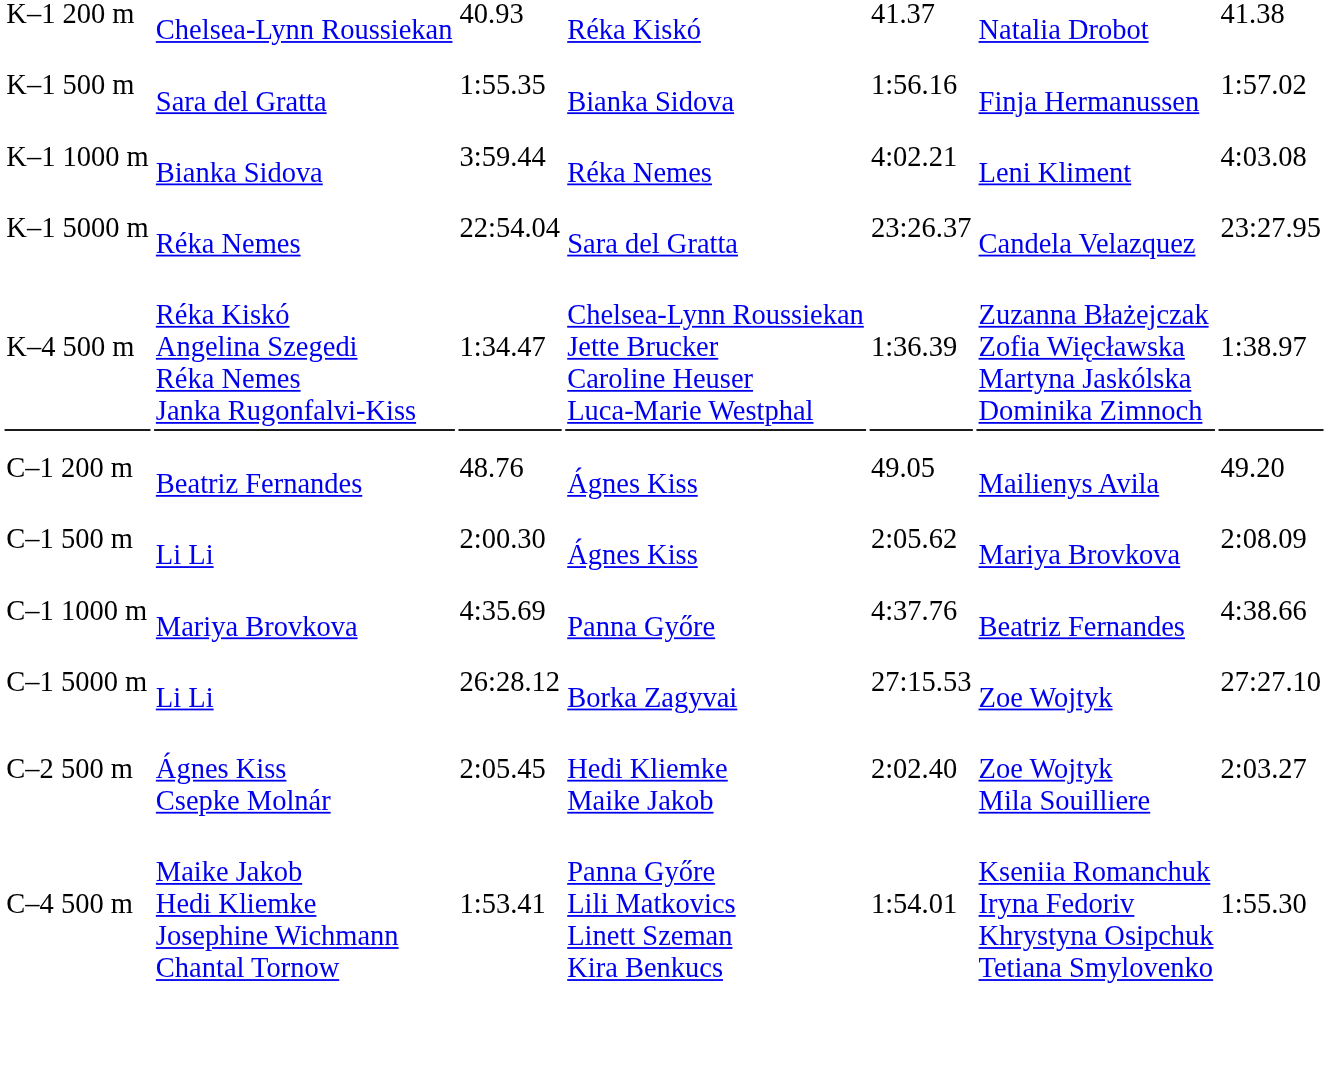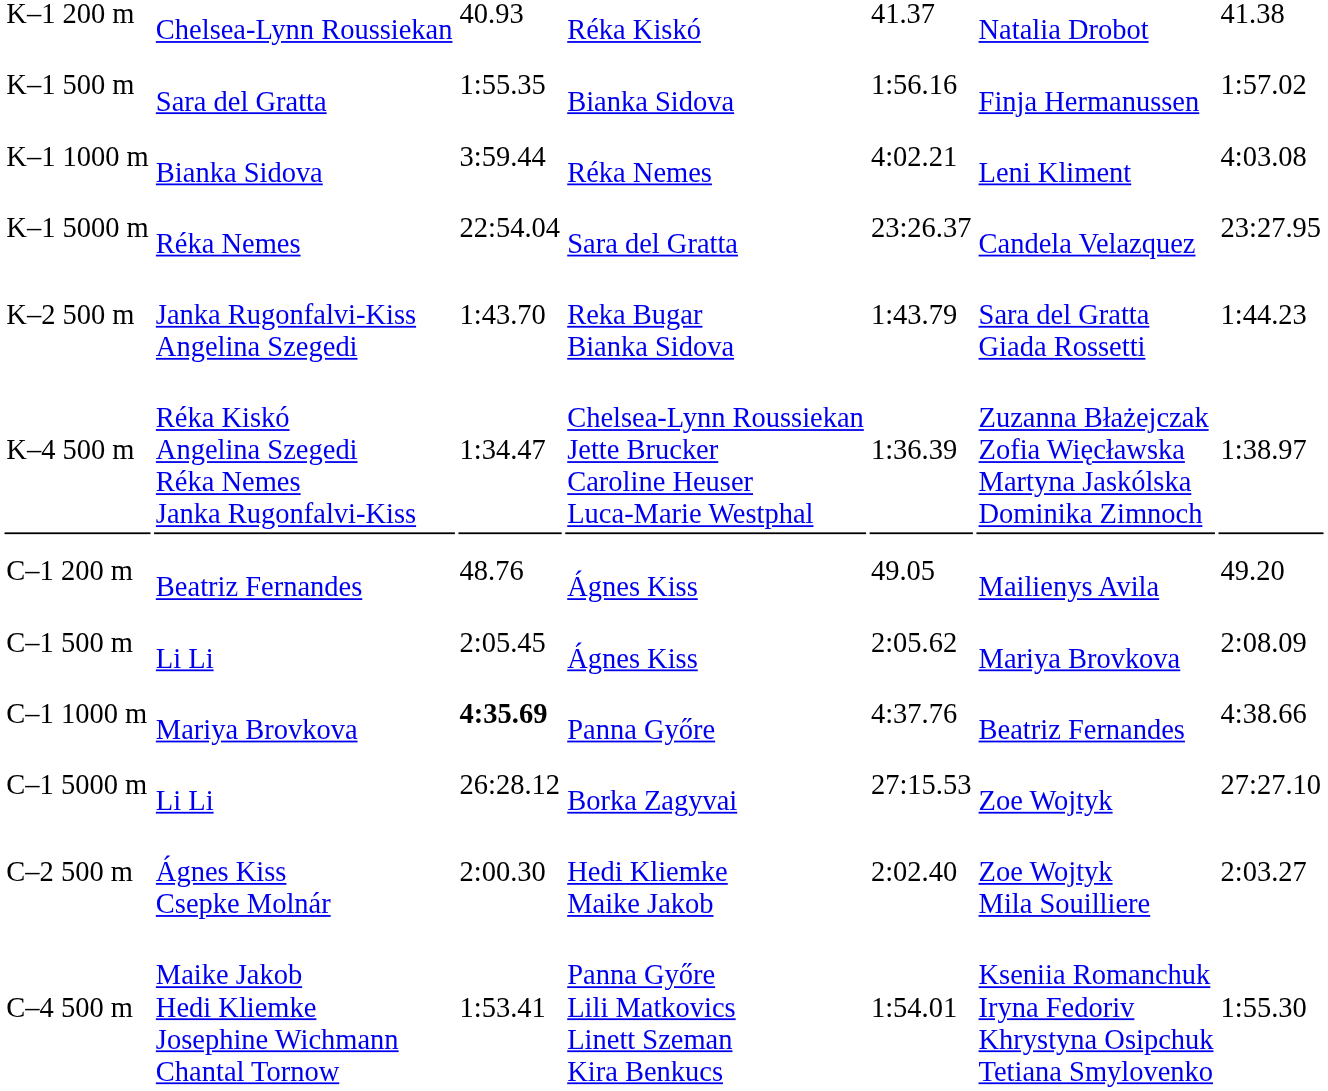+ row: (70, 314)
(503, 539) 2:00.30 -> (503, 642) 2:05.45
(503, 610) normal -> (504, 713) bold
(503, 768) 2:05.45 -> (503, 871) 2:00.30
